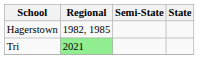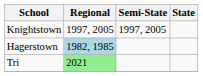+ row: (34, 29)
(86, 29) no background -> (90, 46) lightblue background
